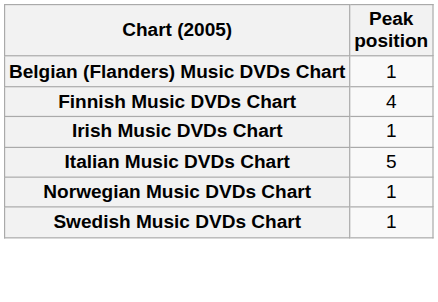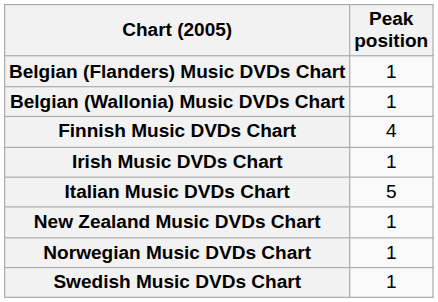+ row: (177, 101)
+ row: (177, 222)
